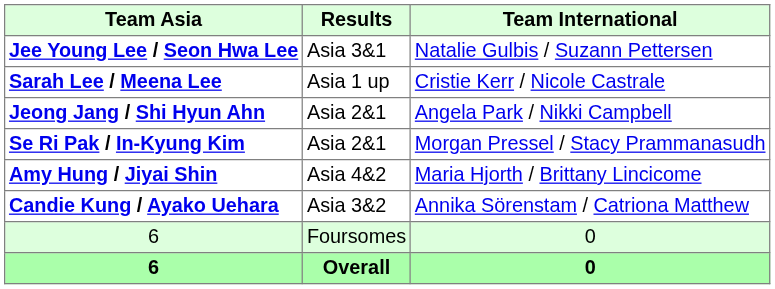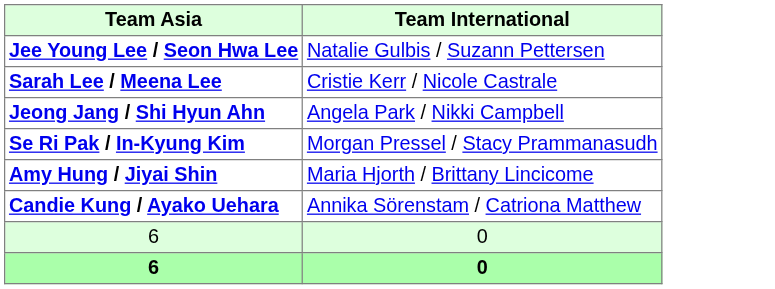- column: (357, 20)
